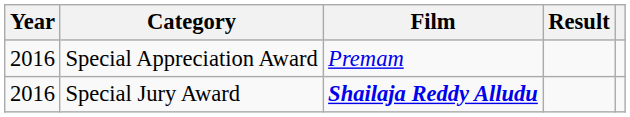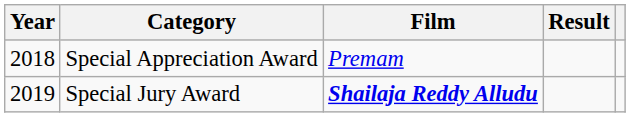(32, 58) 2016 -> (32, 58) 2018
(32, 93) 2016 -> (32, 93) 2019
